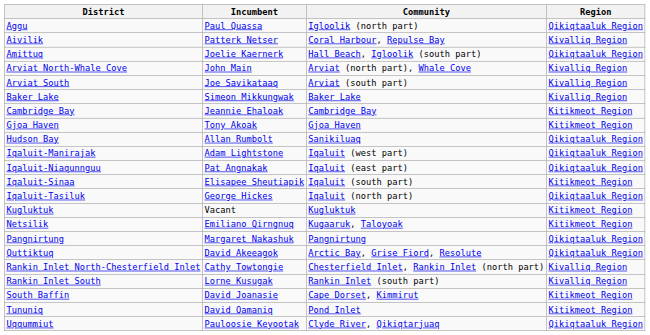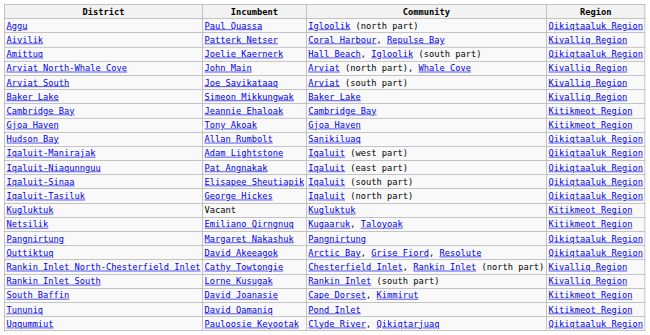(590, 182) Kitikmeot Region -> (596, 182) Qikiqtaaluk Region
